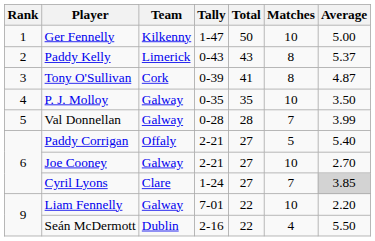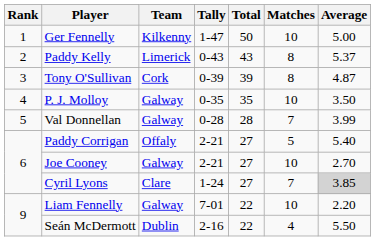(246, 78) 41 -> (246, 78) 39
